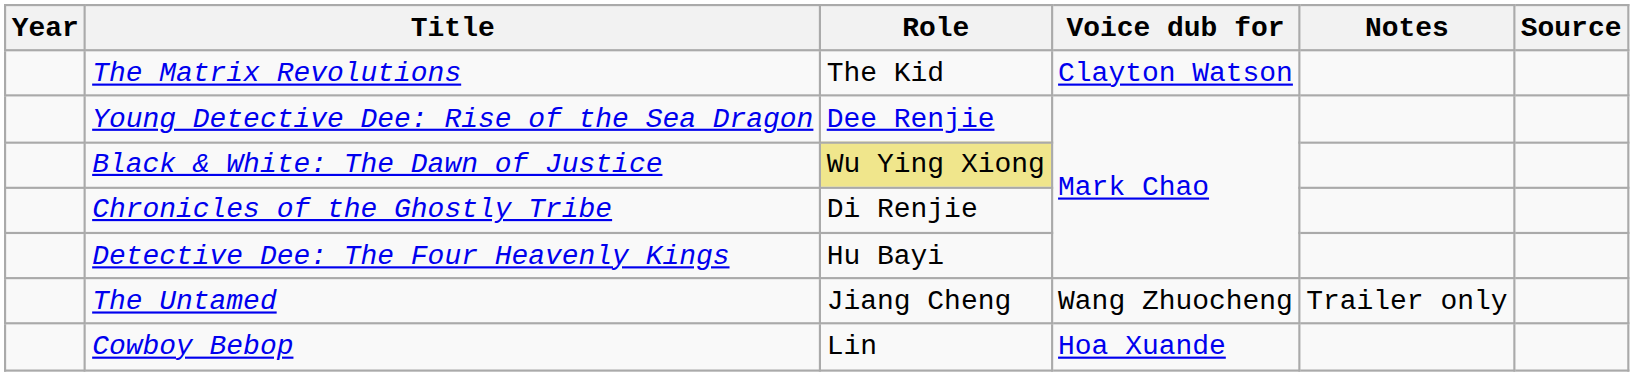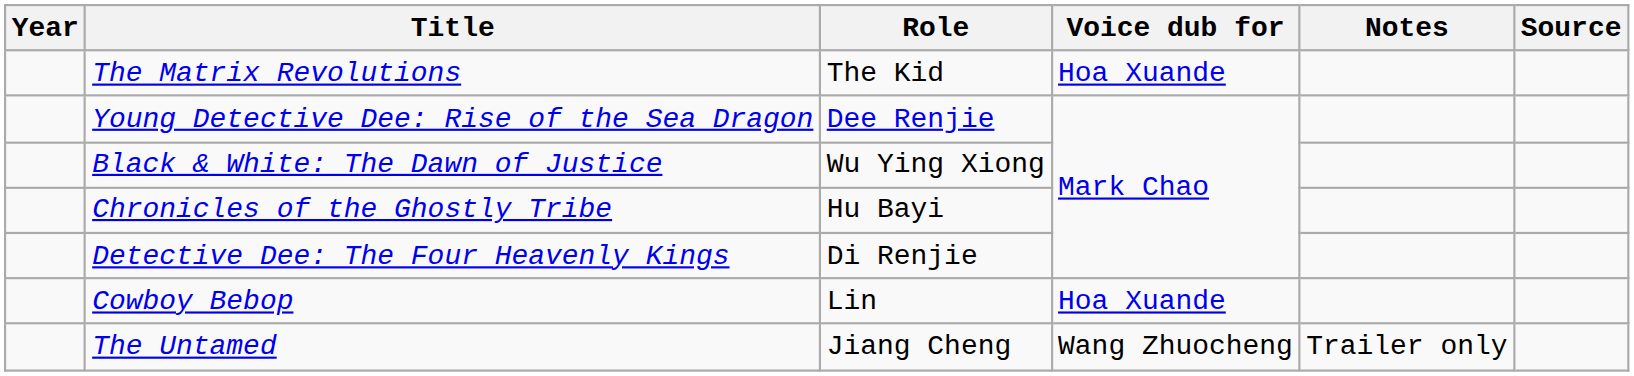(1175, 73) Clayton Watson -> (1142, 73) Hoa Xuande
(936, 165) khaki background -> (936, 165) no background
(902, 210) Di Renjie -> (885, 210) Hu Bayi
(885, 256) Hu Bayi -> (902, 256) Di Renjie
rows swapped: (184, 301) <-> (193, 347)
